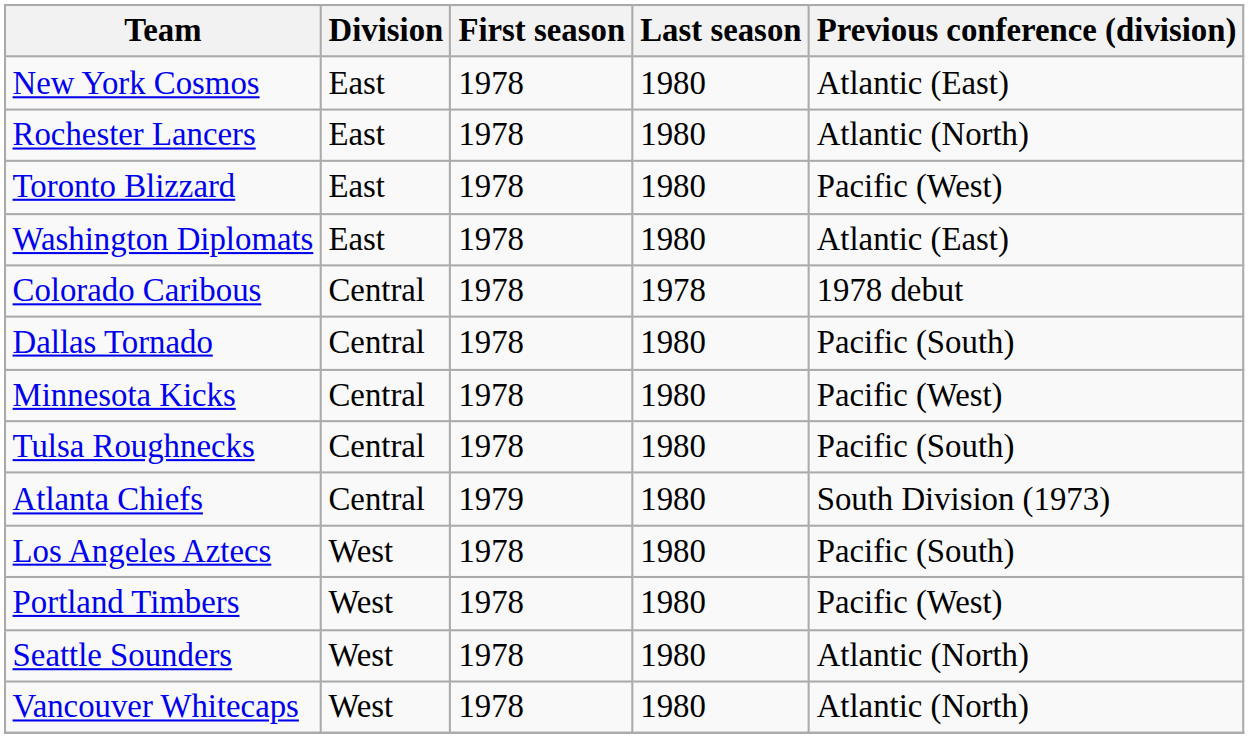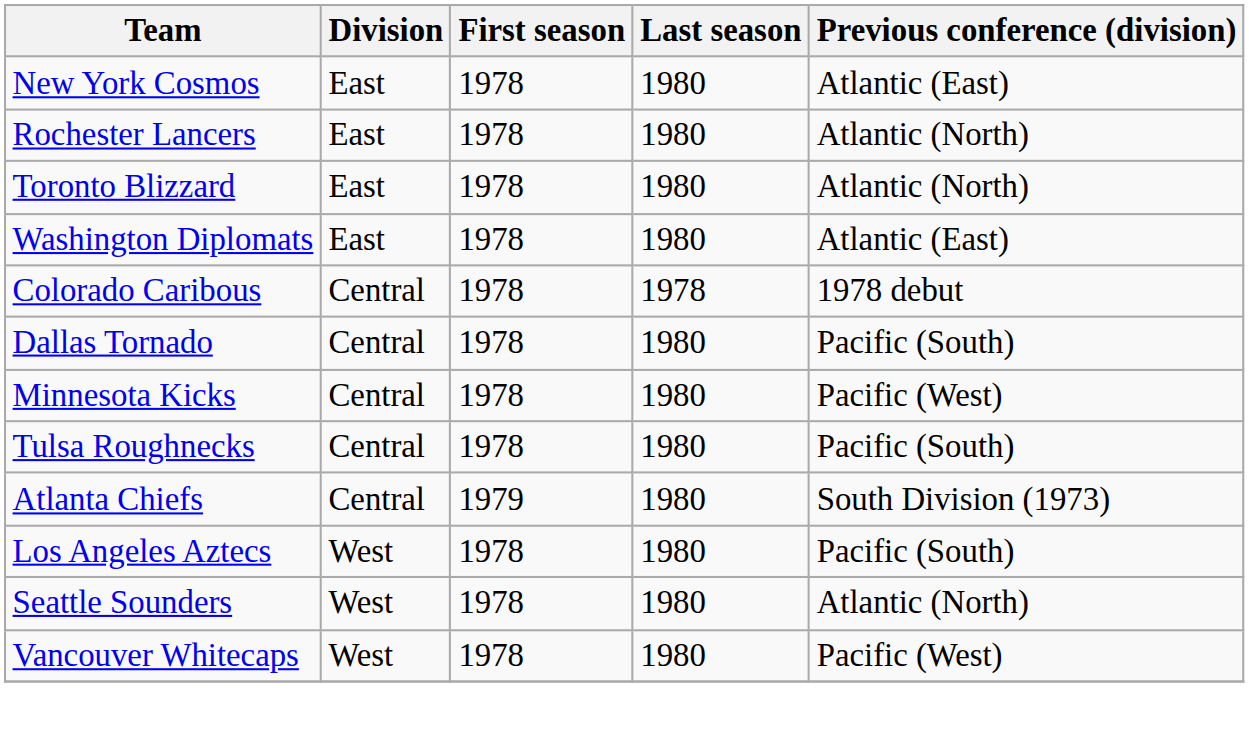(910, 186) Pacific (West) -> (923, 186) Atlantic (North)
- row: (126, 602)
(923, 706) Atlantic (North) -> (910, 654) Pacific (West)
